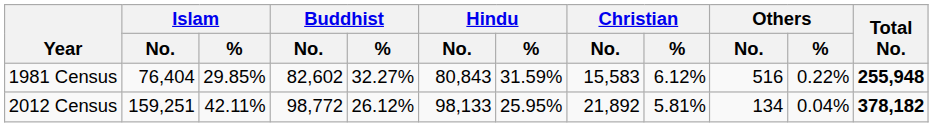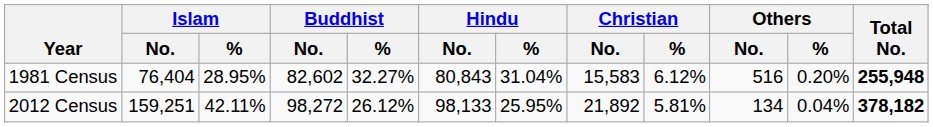(234, 77) 29.85% -> (234, 77) 28.95%
(531, 77) 31.59% -> (531, 77) 31.04%
(823, 77) 0.22% -> (823, 77) 0.20%
(315, 106) 98,772 -> (315, 106) 98,272
